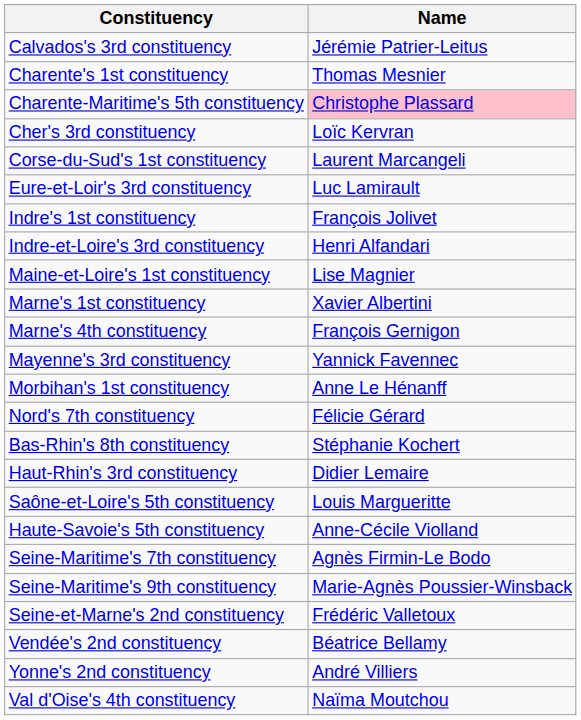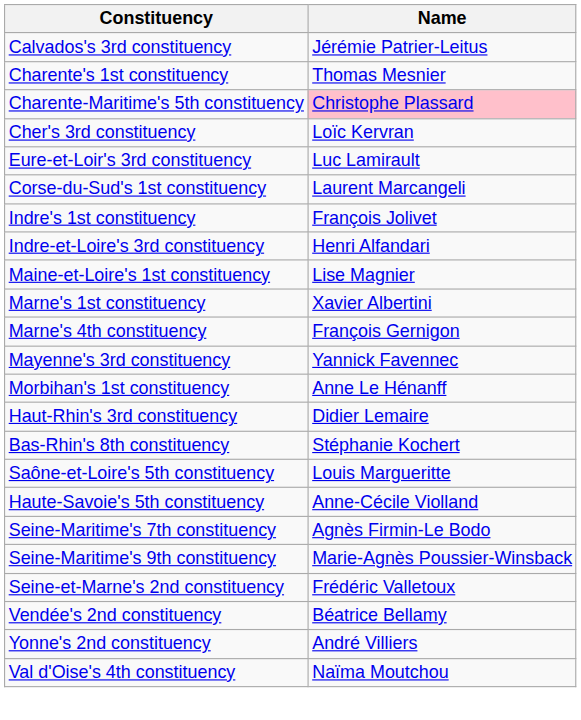rows swapped: (137, 160) <-> (130, 189)
- row: (102, 416)
rows swapped: (119, 445) <-> (123, 473)
